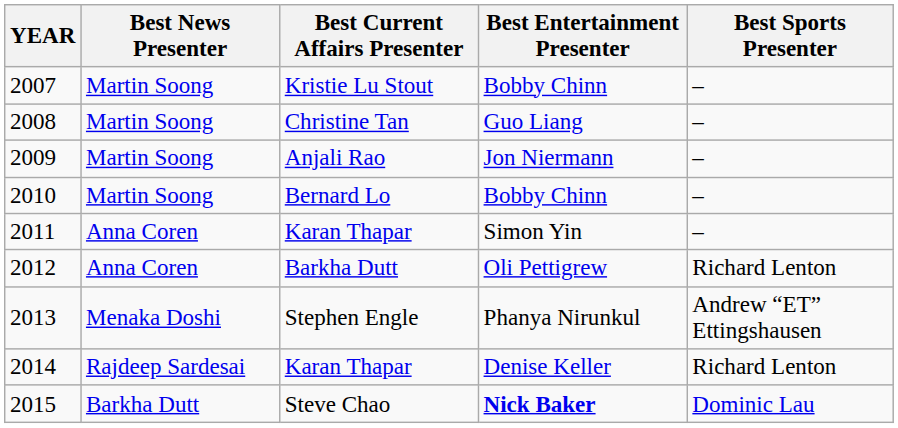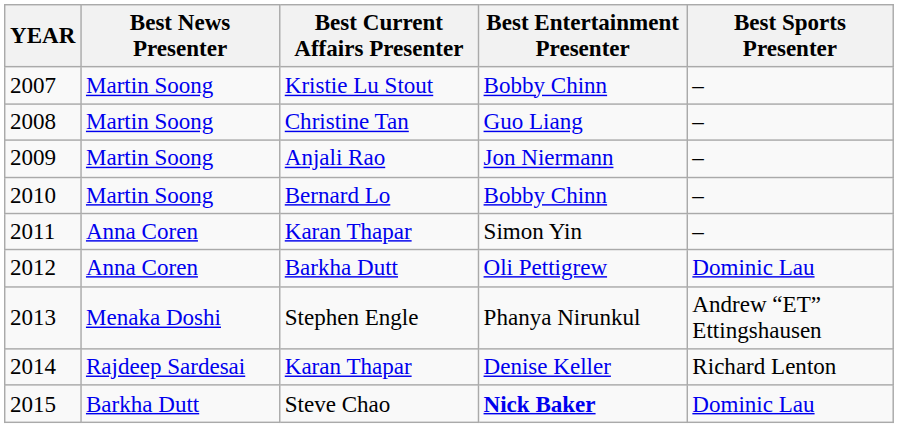(764, 267) Richard Lenton -> (753, 267) Dominic Lau
